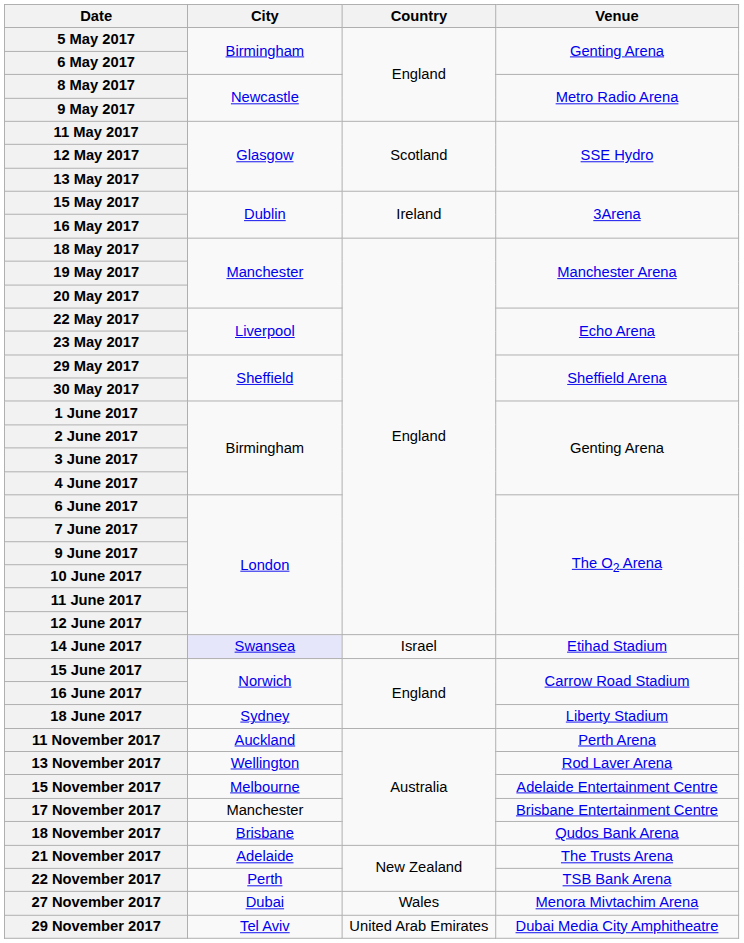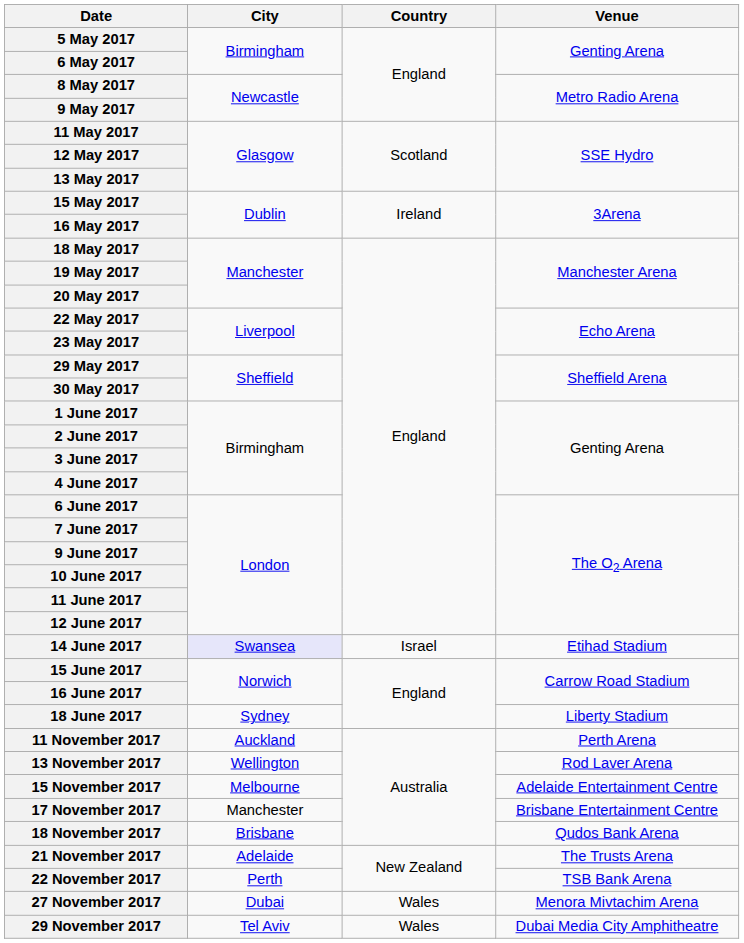(419, 926) United Arab Emirates -> (419, 926) Wales
